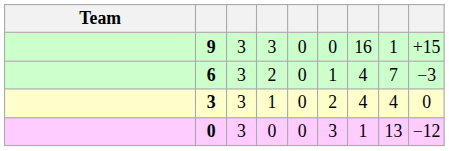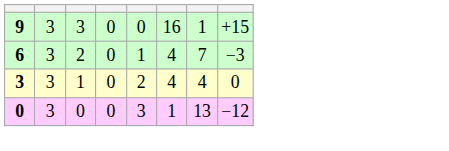- column: (100, 18)
